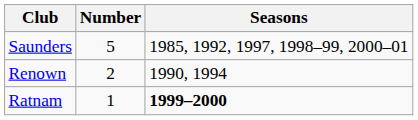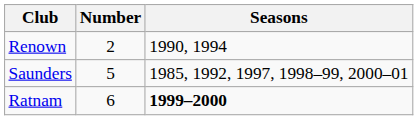rows swapped: (40, 45) <-> (37, 73)
(111, 100) 1 -> (111, 100) 6
